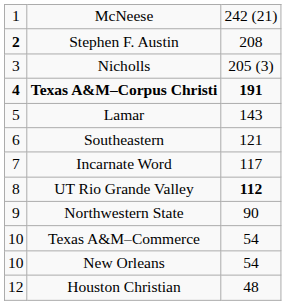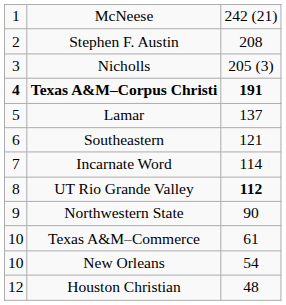(16, 41) bold -> (16, 41) normal
(251, 115) 143 -> (251, 115) 137
(251, 164) 117 -> (251, 164) 114
(251, 238) 54 -> (251, 238) 61
